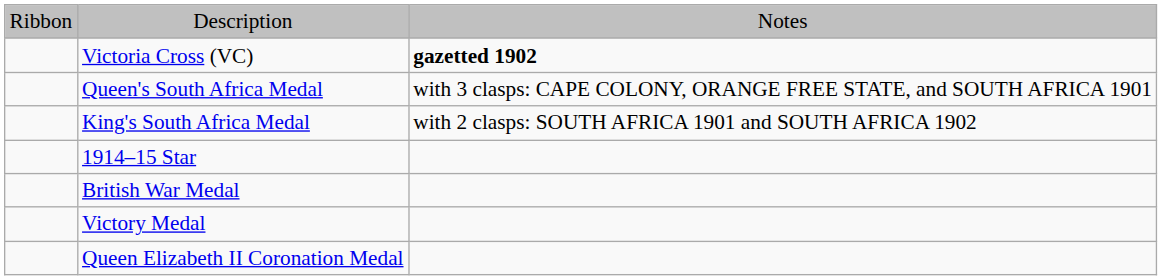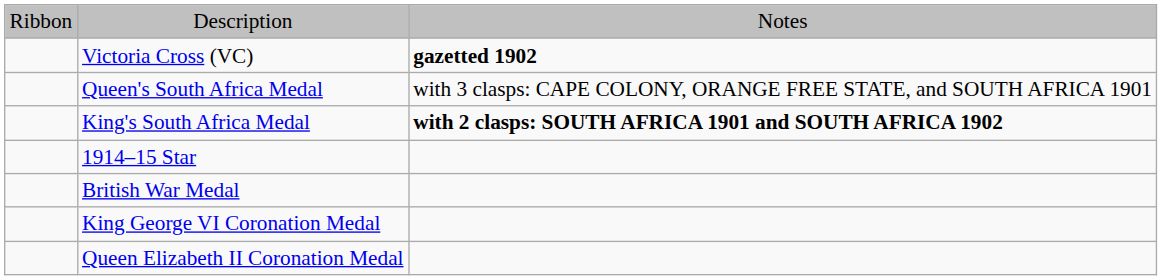(695, 122) normal -> (708, 122) bold
- row: (144, 223)
+ row: (231, 223)
